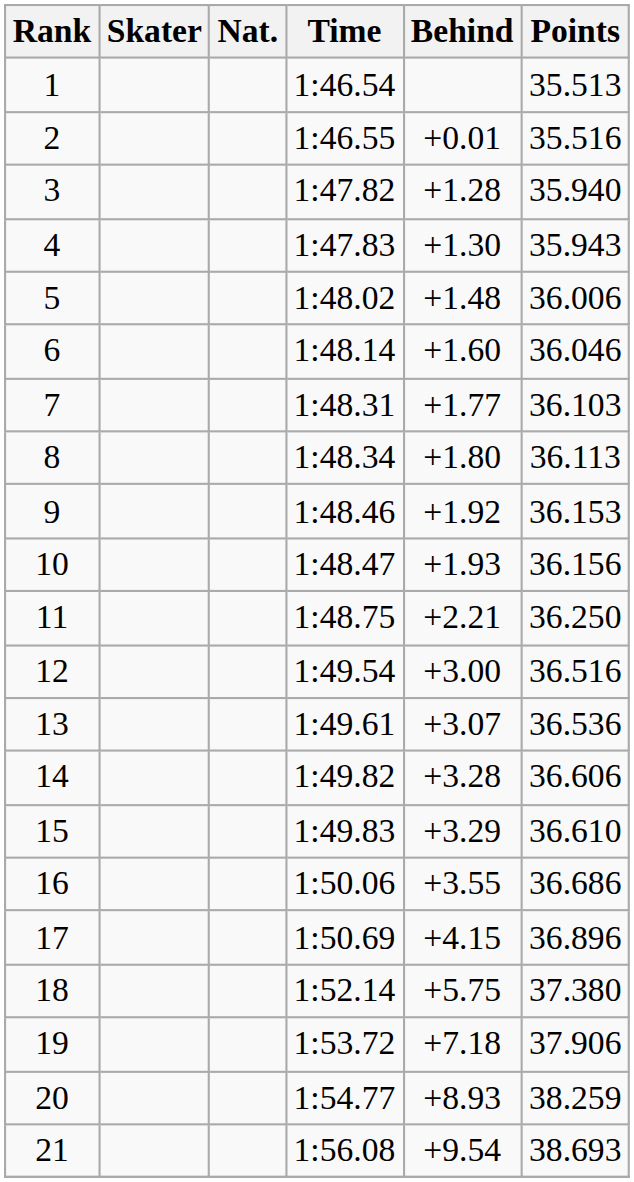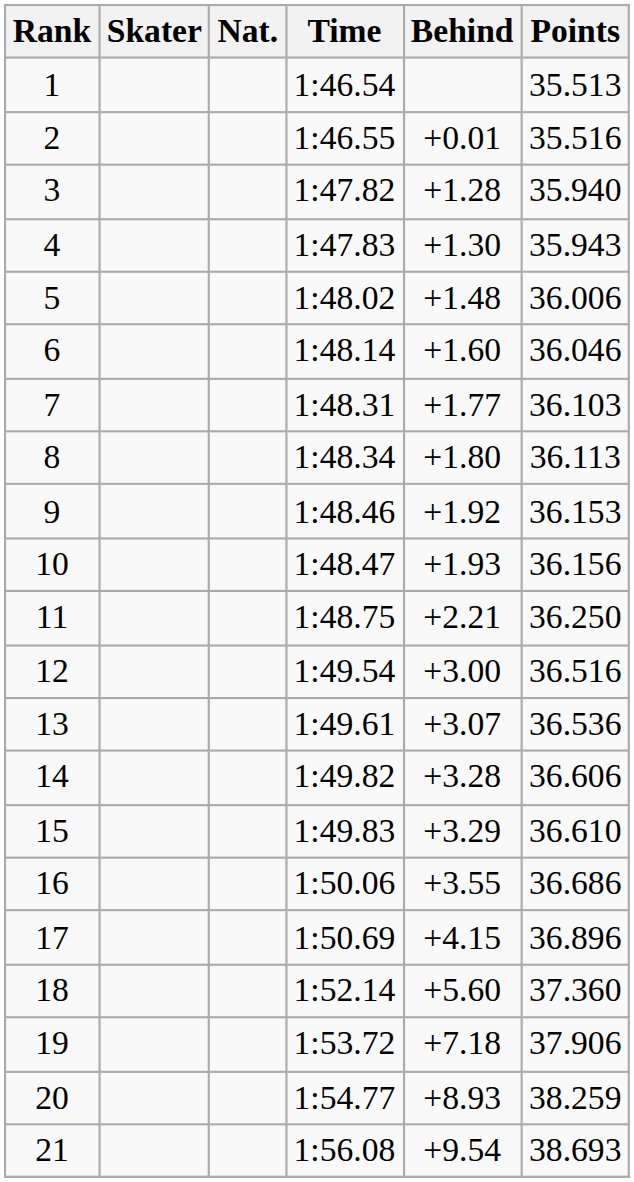(462, 990) +5.75 -> (462, 990) +5.60
(575, 990) 37.380 -> (575, 990) 37.360
